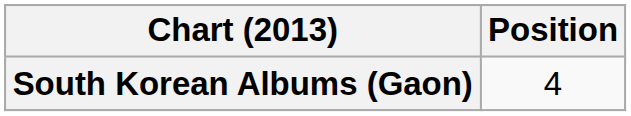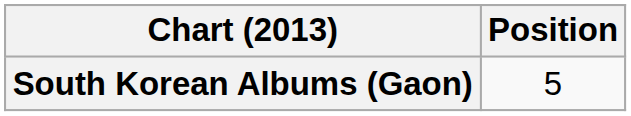(553, 82) 4 -> (553, 82) 5
